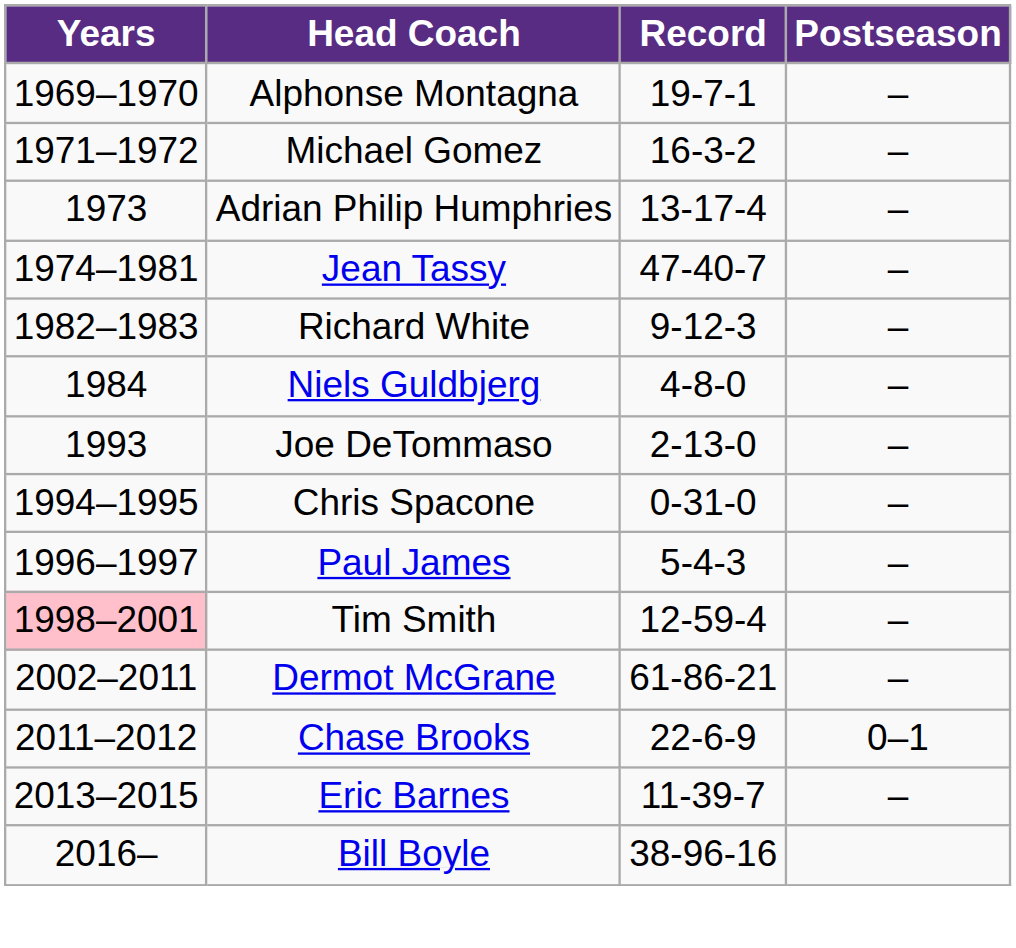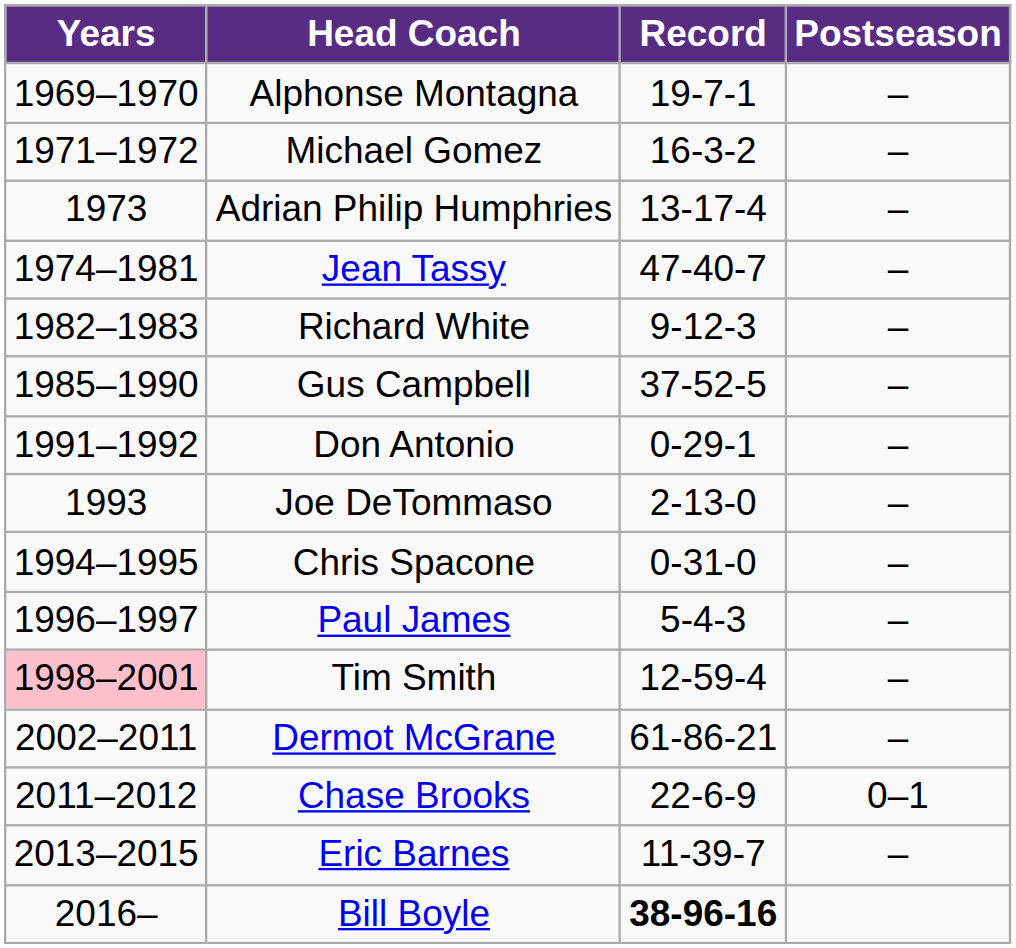- row: (414, 385)
+ row: (414, 385)
+ row: (414, 444)
(703, 854) normal -> (703, 913) bold
